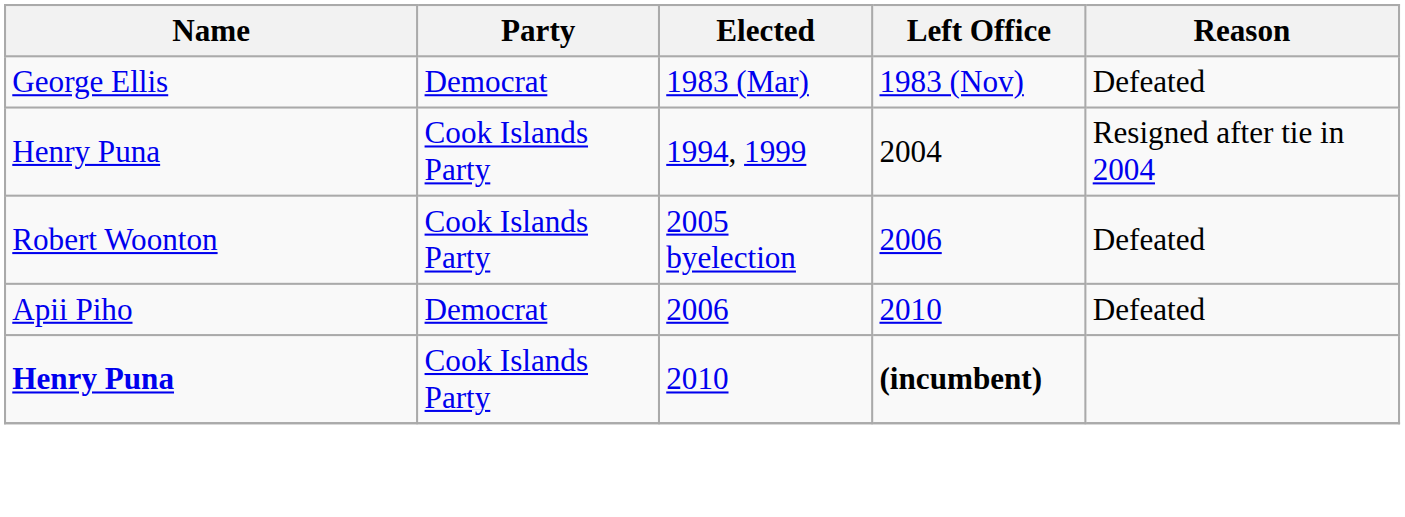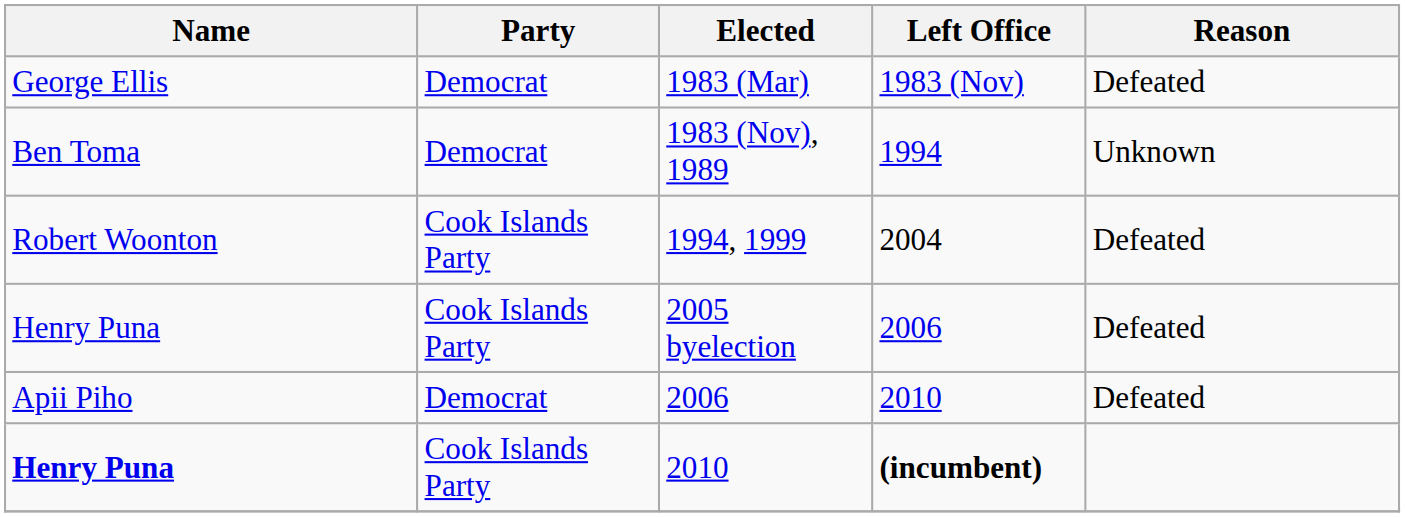+ row: (742, 151)
(86, 151) Henry Puna -> (115, 239) Robert Woonton
(1219, 151) Resigned after tie in 2004 -> (1149, 239) Defeated
(115, 239) Robert Woonton -> (86, 328) Henry Puna
